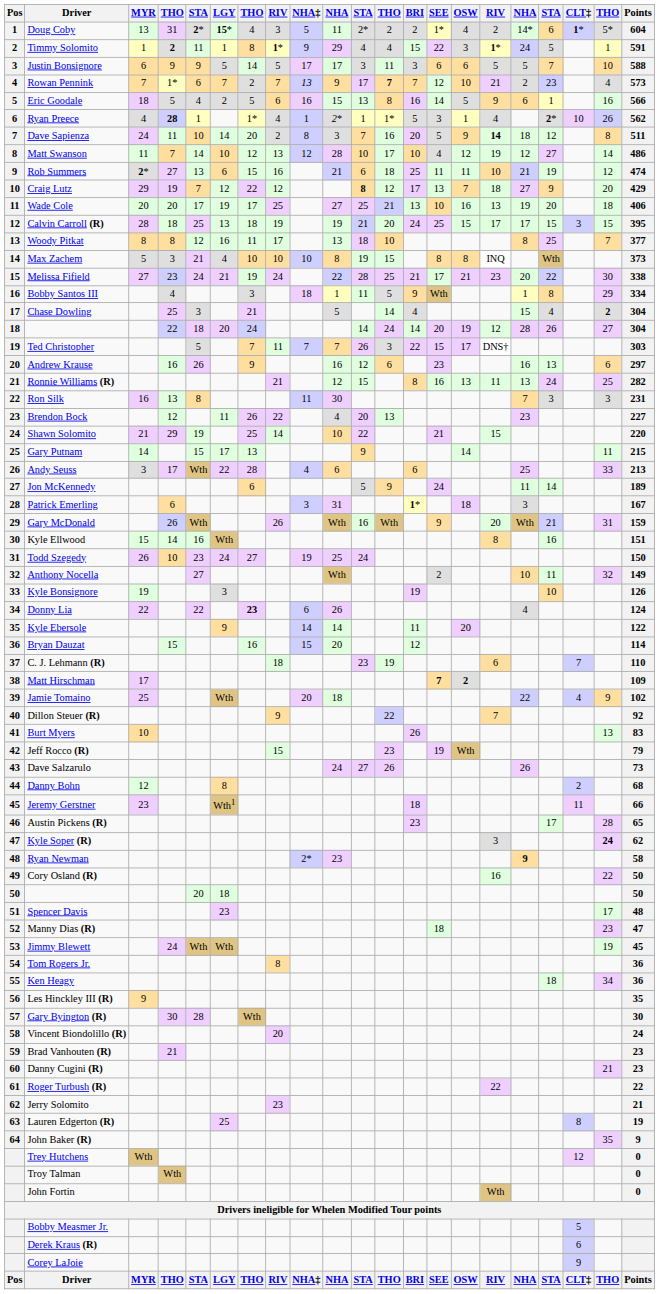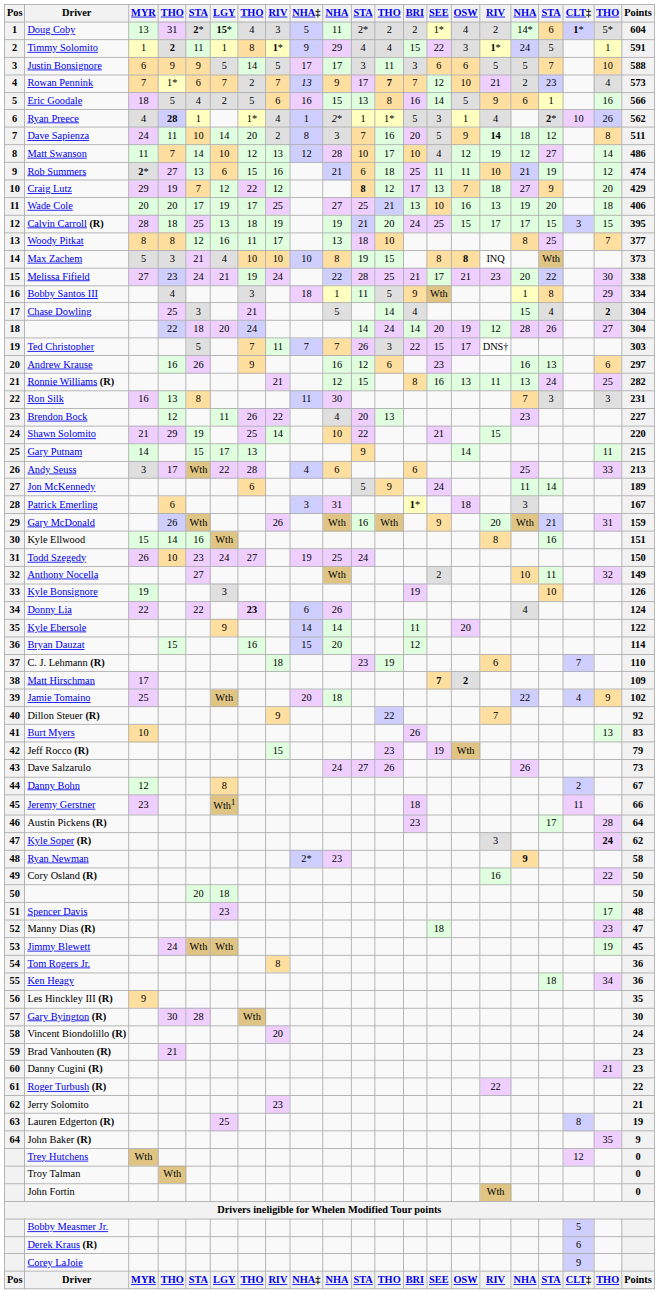(466, 259) normal -> (466, 259) bold
(638, 786) 68 -> (638, 786) 67
(638, 824) 65 -> (638, 824) 64
